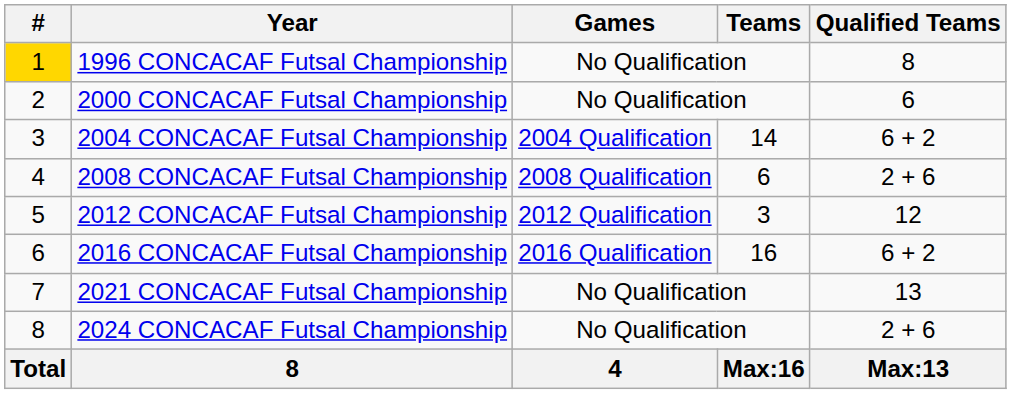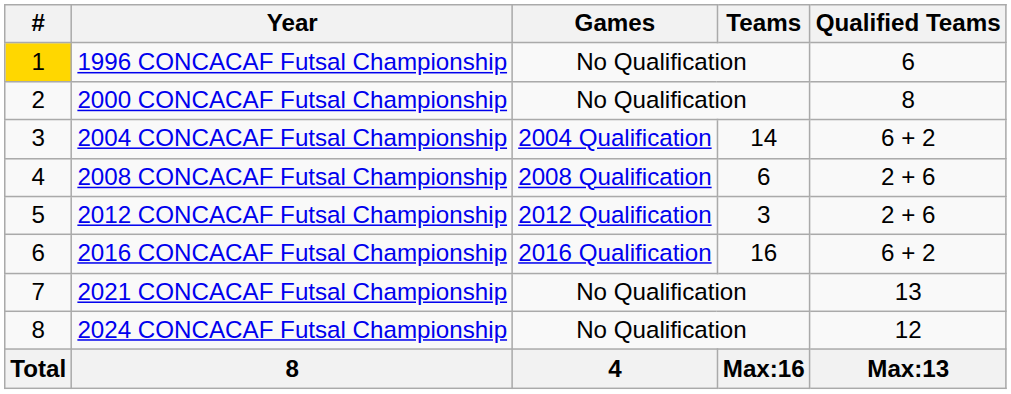(908, 61) 8 -> (908, 61) 6
(908, 100) 6 -> (908, 100) 8
(908, 215) 12 -> (908, 215) 2 + 6
(908, 330) 2 + 6 -> (908, 330) 12
